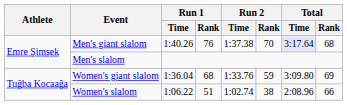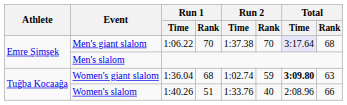(178, 44) 1:40.26 -> (178, 44) 1:06.22
(208, 44) 76 -> (208, 44) 70
(239, 76) 1:33.76 -> (239, 76) 1:02.74
(299, 76) normal -> (299, 76) bold
(329, 76) 69 -> (330, 76) 63
(178, 92) 1:06.22 -> (178, 92) 1:40.26
(239, 92) 1:02.74 -> (239, 92) 1:33.76
(269, 92) 38 -> (269, 92) 40
